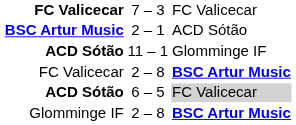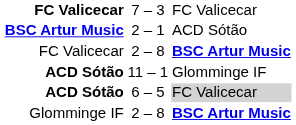rows swapped: (84, 51) <-> (81, 72)
